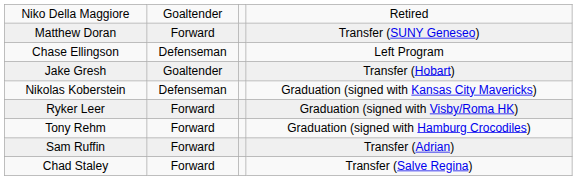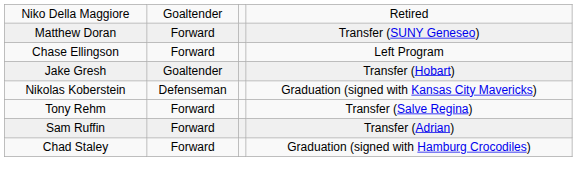(193, 52) Defenseman -> (193, 52) Forward
- row: (75, 109)
(409, 128) Graduation (signed with Hamburg Crocodiles) -> (409, 109) Transfer (Salve Regina)
(409, 166) Transfer (Salve Regina) -> (409, 147) Graduation (signed with Hamburg Crocodiles)
